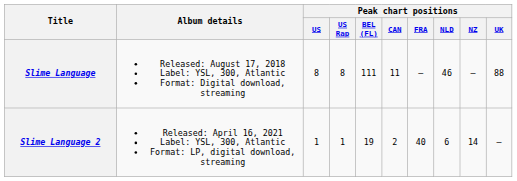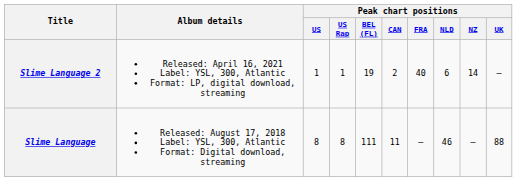rows swapped: (60, 74) <-> (60, 142)
